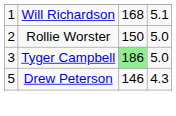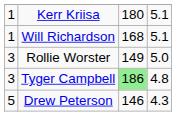+ row: (68, 15)
(11, 36) 2 -> (11, 57) 3
(133, 36) 150 -> (133, 57) 149
(159, 57) 5.0 -> (159, 79) 4.8
